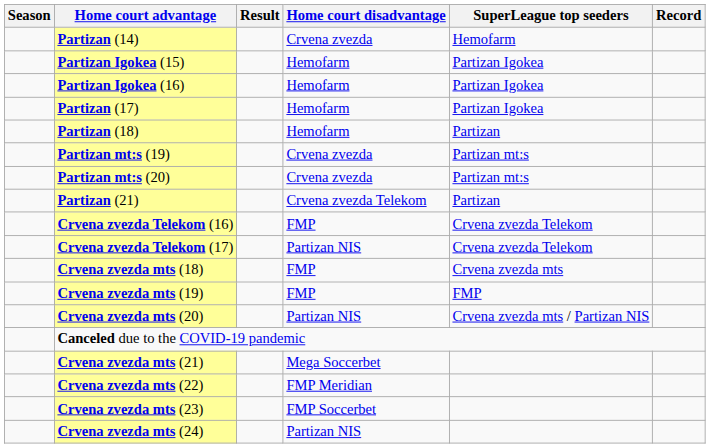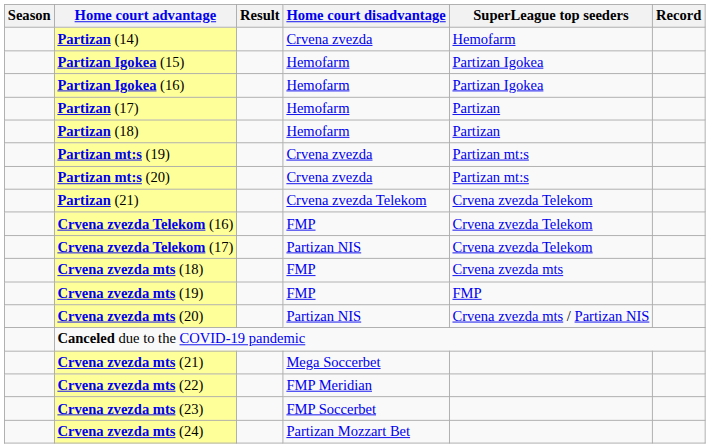(498, 108) Partizan Igokea -> (476, 108) Partizan
(476, 200) Partizan -> (523, 200) Crvena zvezda Telekom
(324, 431) Partizan NIS -> (348, 431) Partizan Mozzart Bet
